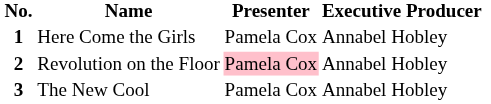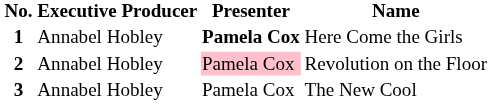columns swapped: (129, 11) <-> (402, 11)
(271, 37) normal -> (251, 37) bold
